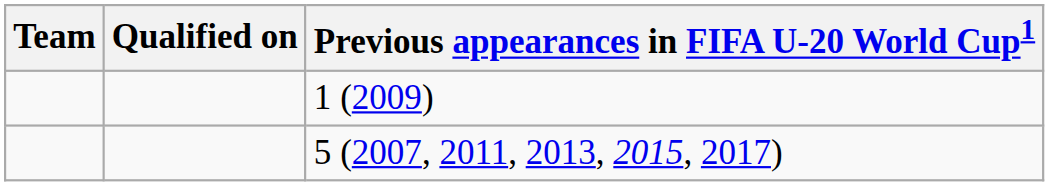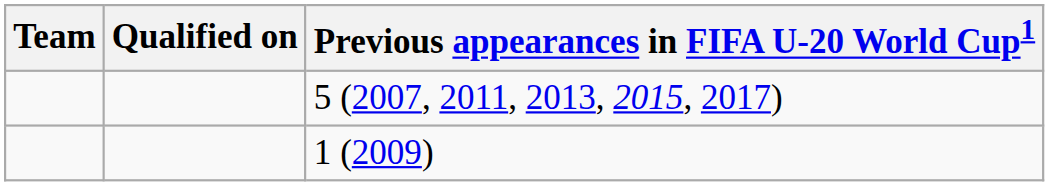rows swapped: (548, 152) <-> (374, 97)
